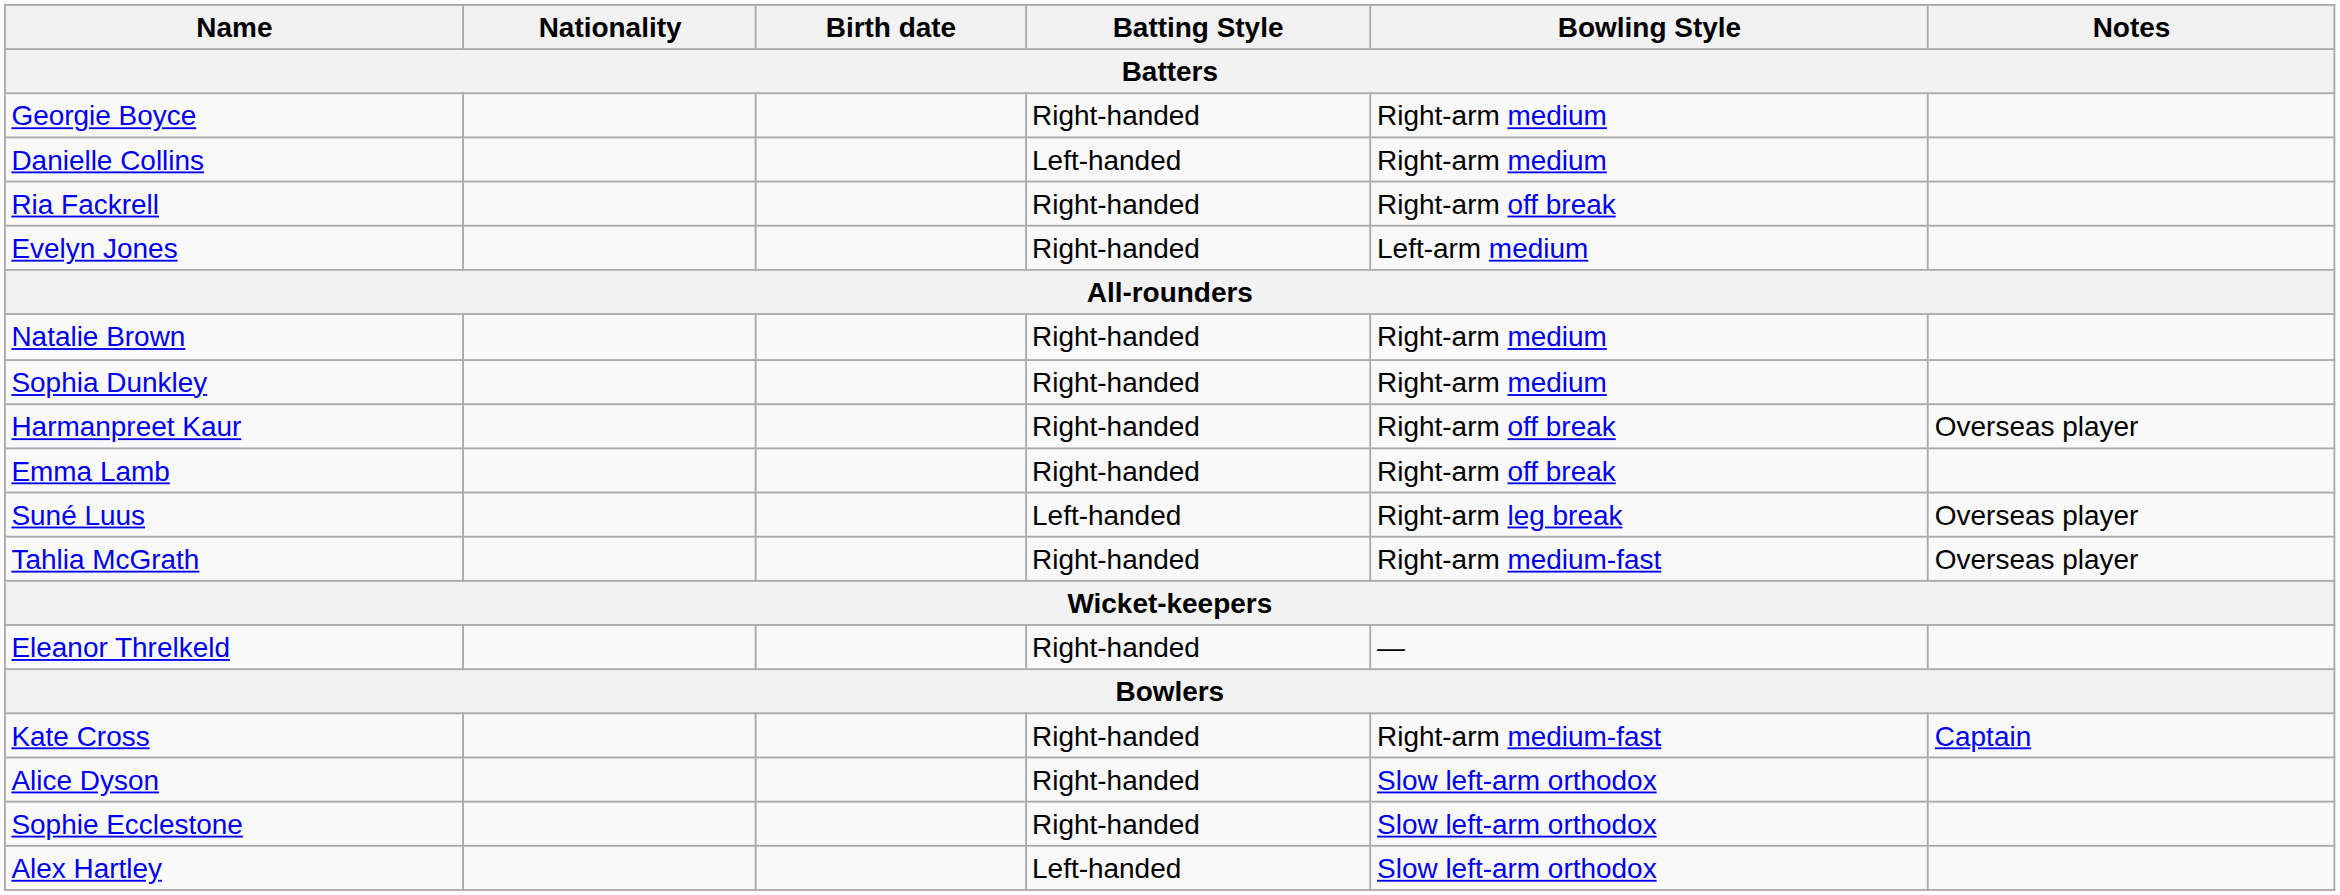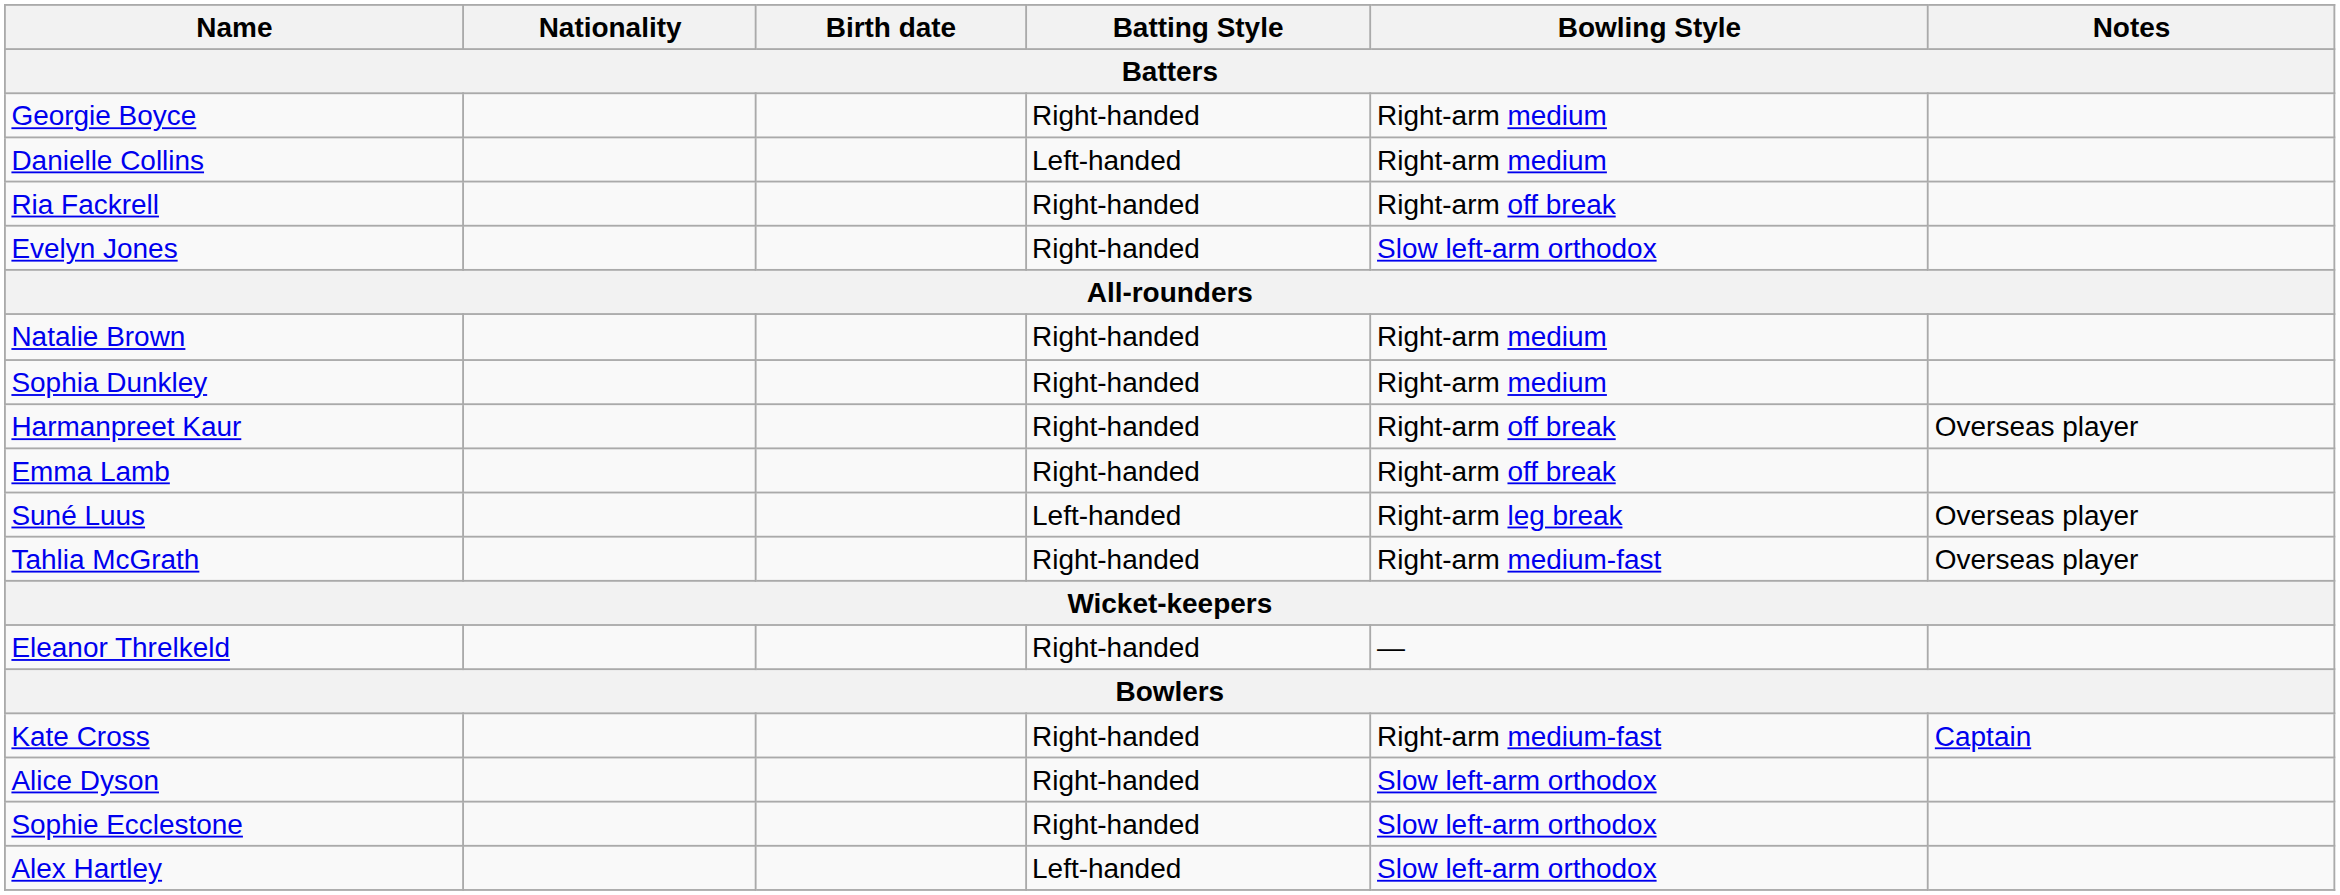(1483, 249) Left-arm medium -> (1517, 249) Slow left-arm orthodox
